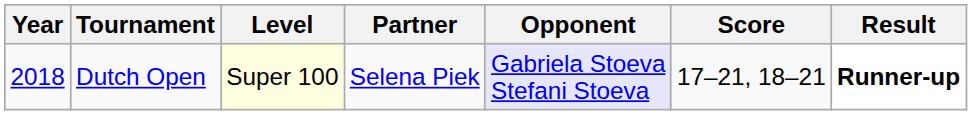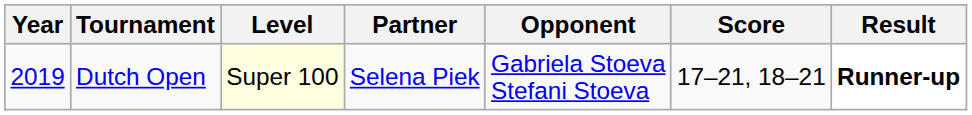(38, 76) 2018 -> (38, 76) 2019
(578, 76) lavender background -> (578, 76) no background
